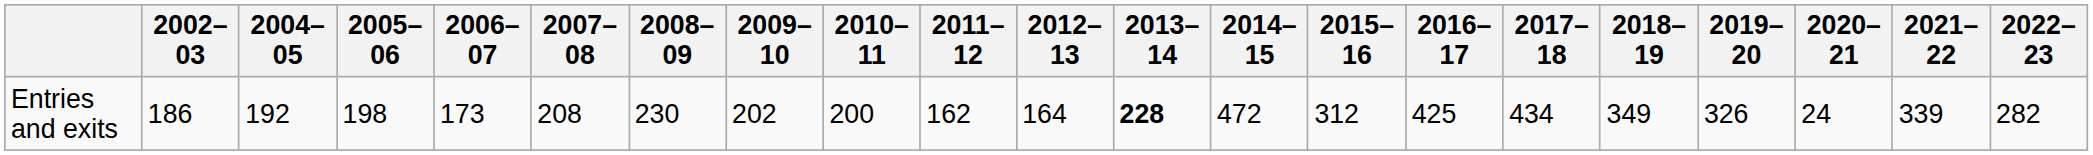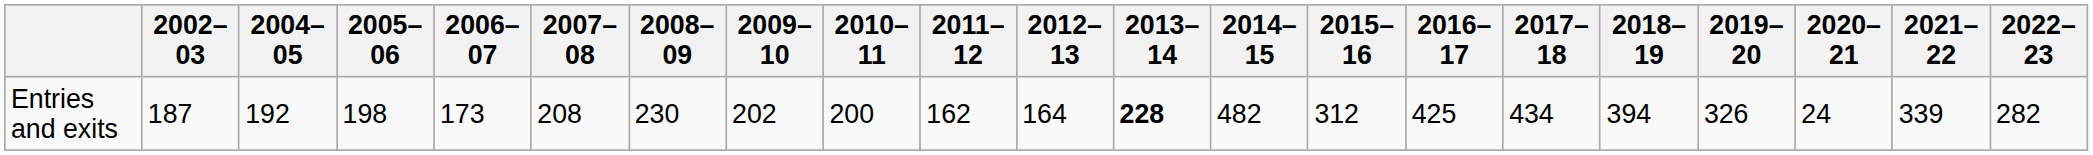(170, 113) 186 -> (170, 113) 187
(1239, 113) 472 -> (1239, 113) 482
(1629, 113) 349 -> (1629, 113) 394
